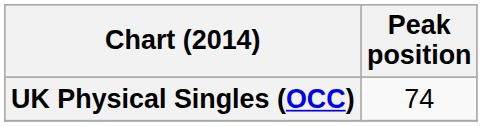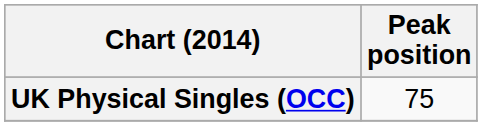(419, 98) 74 -> (419, 98) 75
